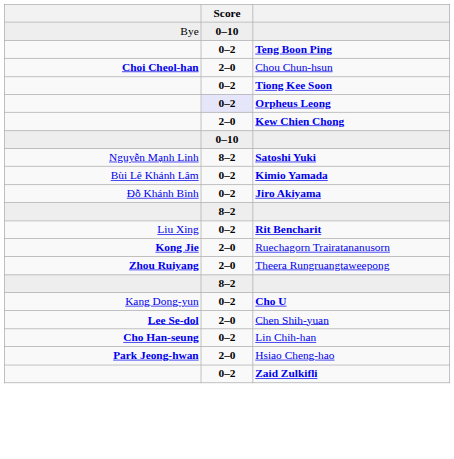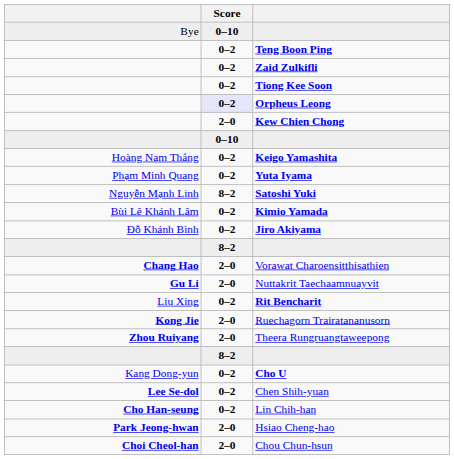rows swapped: (103, 374) <-> (160, 67)
+ row: (155, 157)
+ row: (155, 175)
+ row: (171, 265)
+ row: (184, 283)
(227, 319) 2–0 -> (227, 391) 0–2
